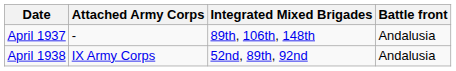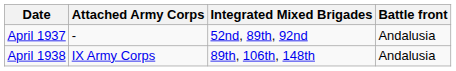(263, 35) 89th, 106th, 148th -> (259, 35) 52nd, 89th, 92nd
(259, 55) 52nd, 89th, 92nd -> (263, 55) 89th, 106th, 148th
